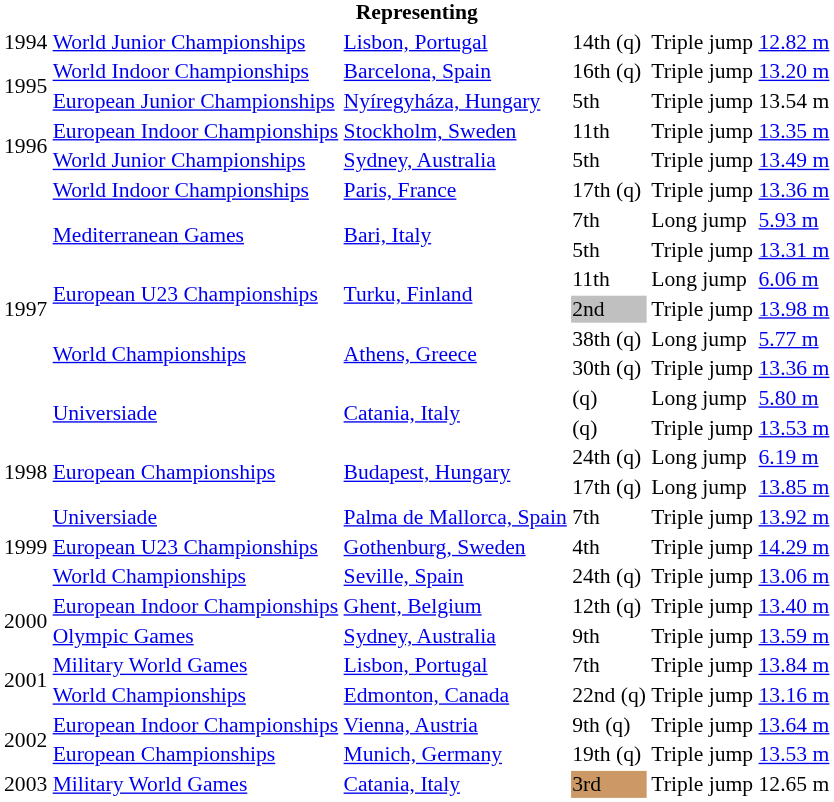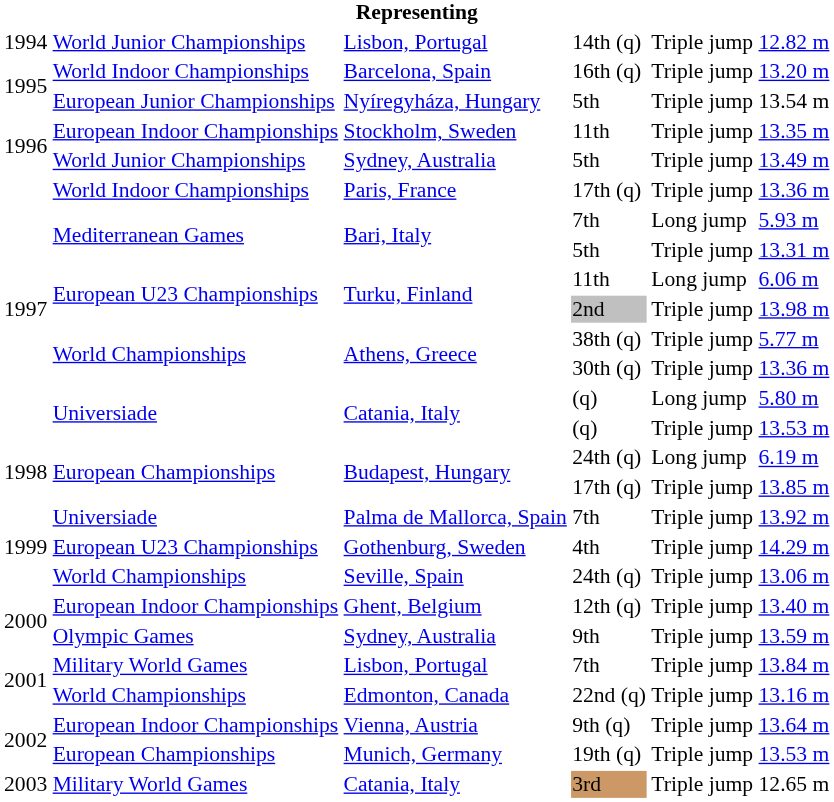(699, 338) Long jump -> (702, 338) Triple jump
(699, 487) Long jump -> (702, 487) Triple jump
